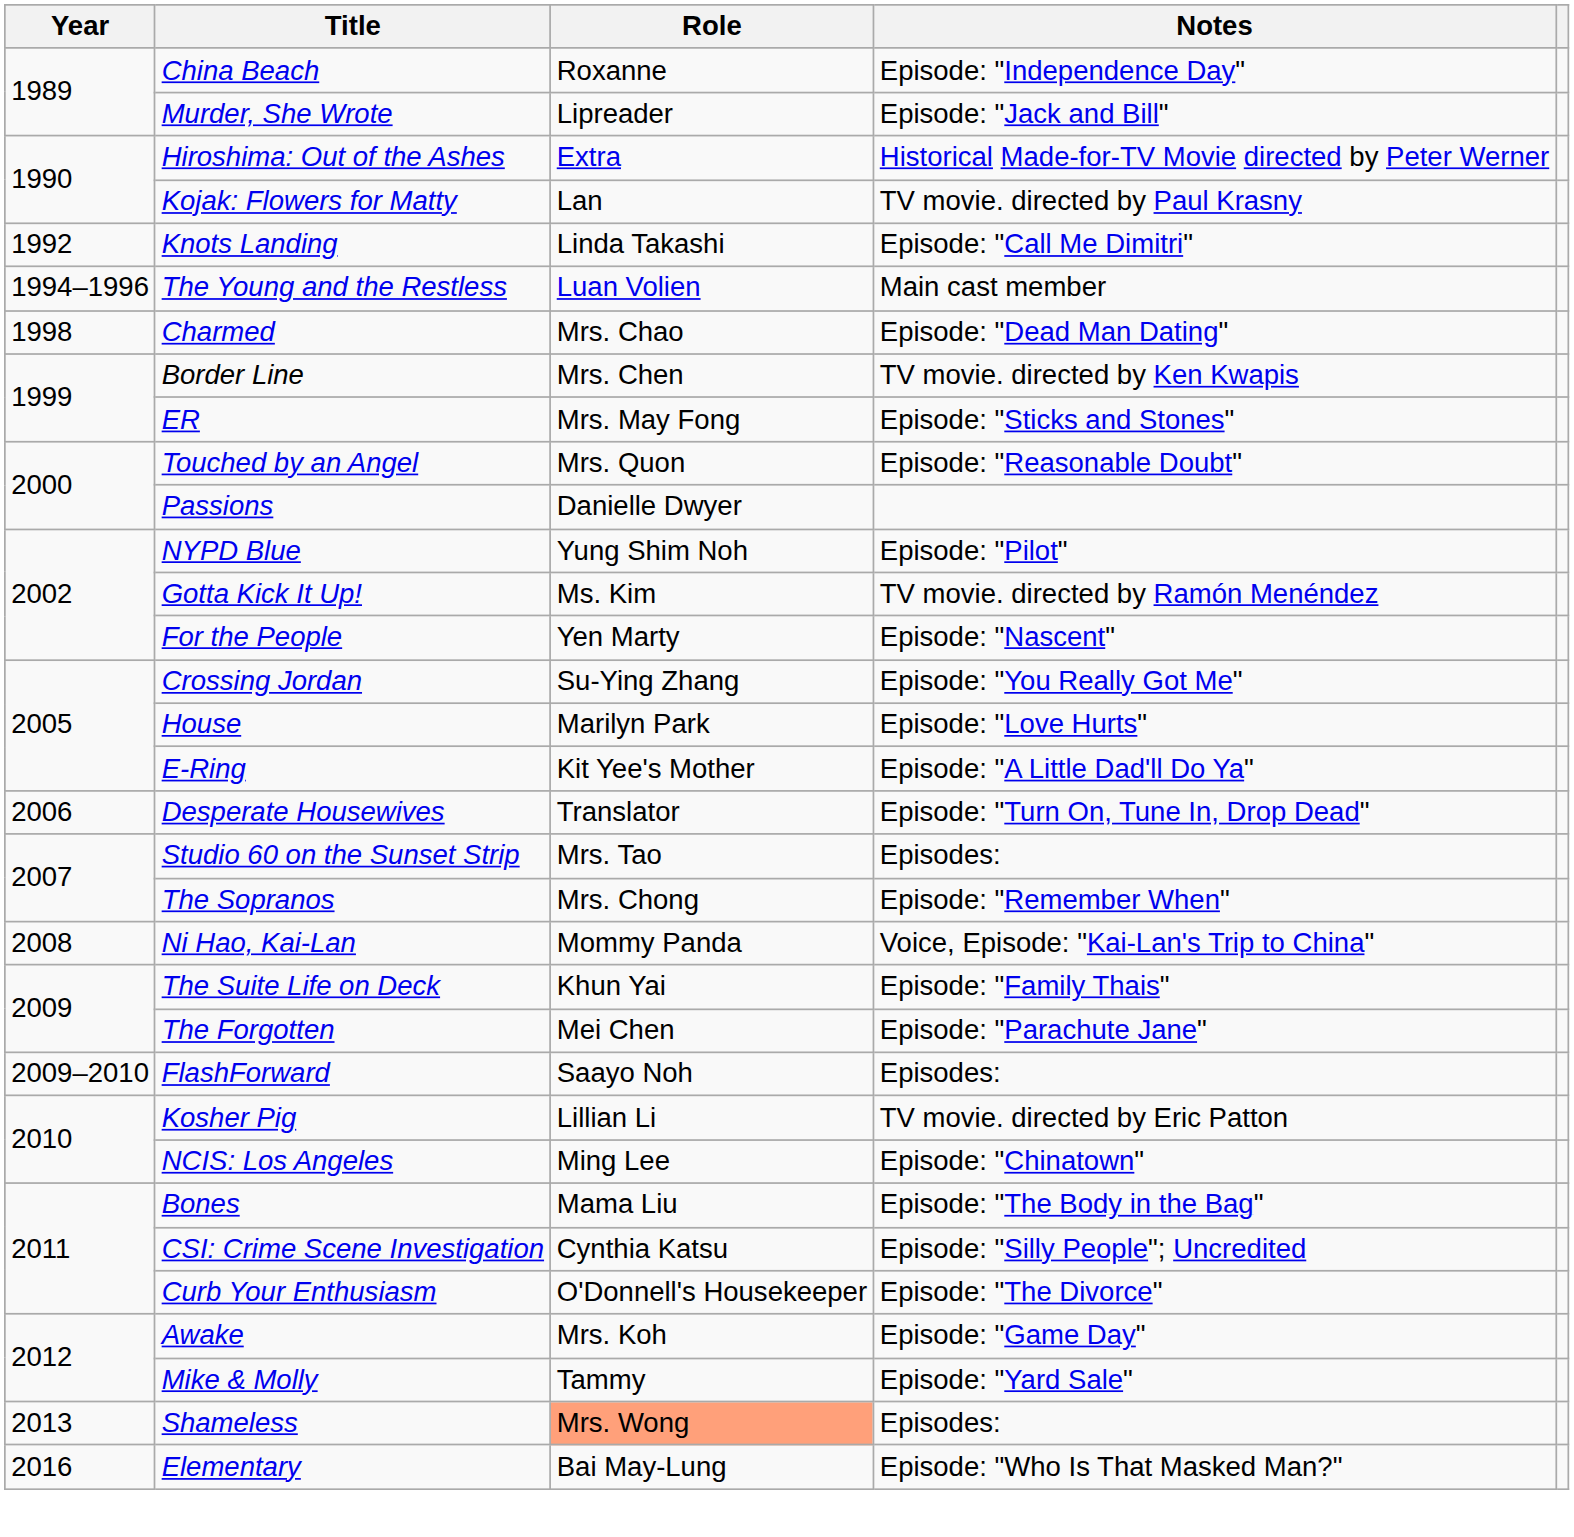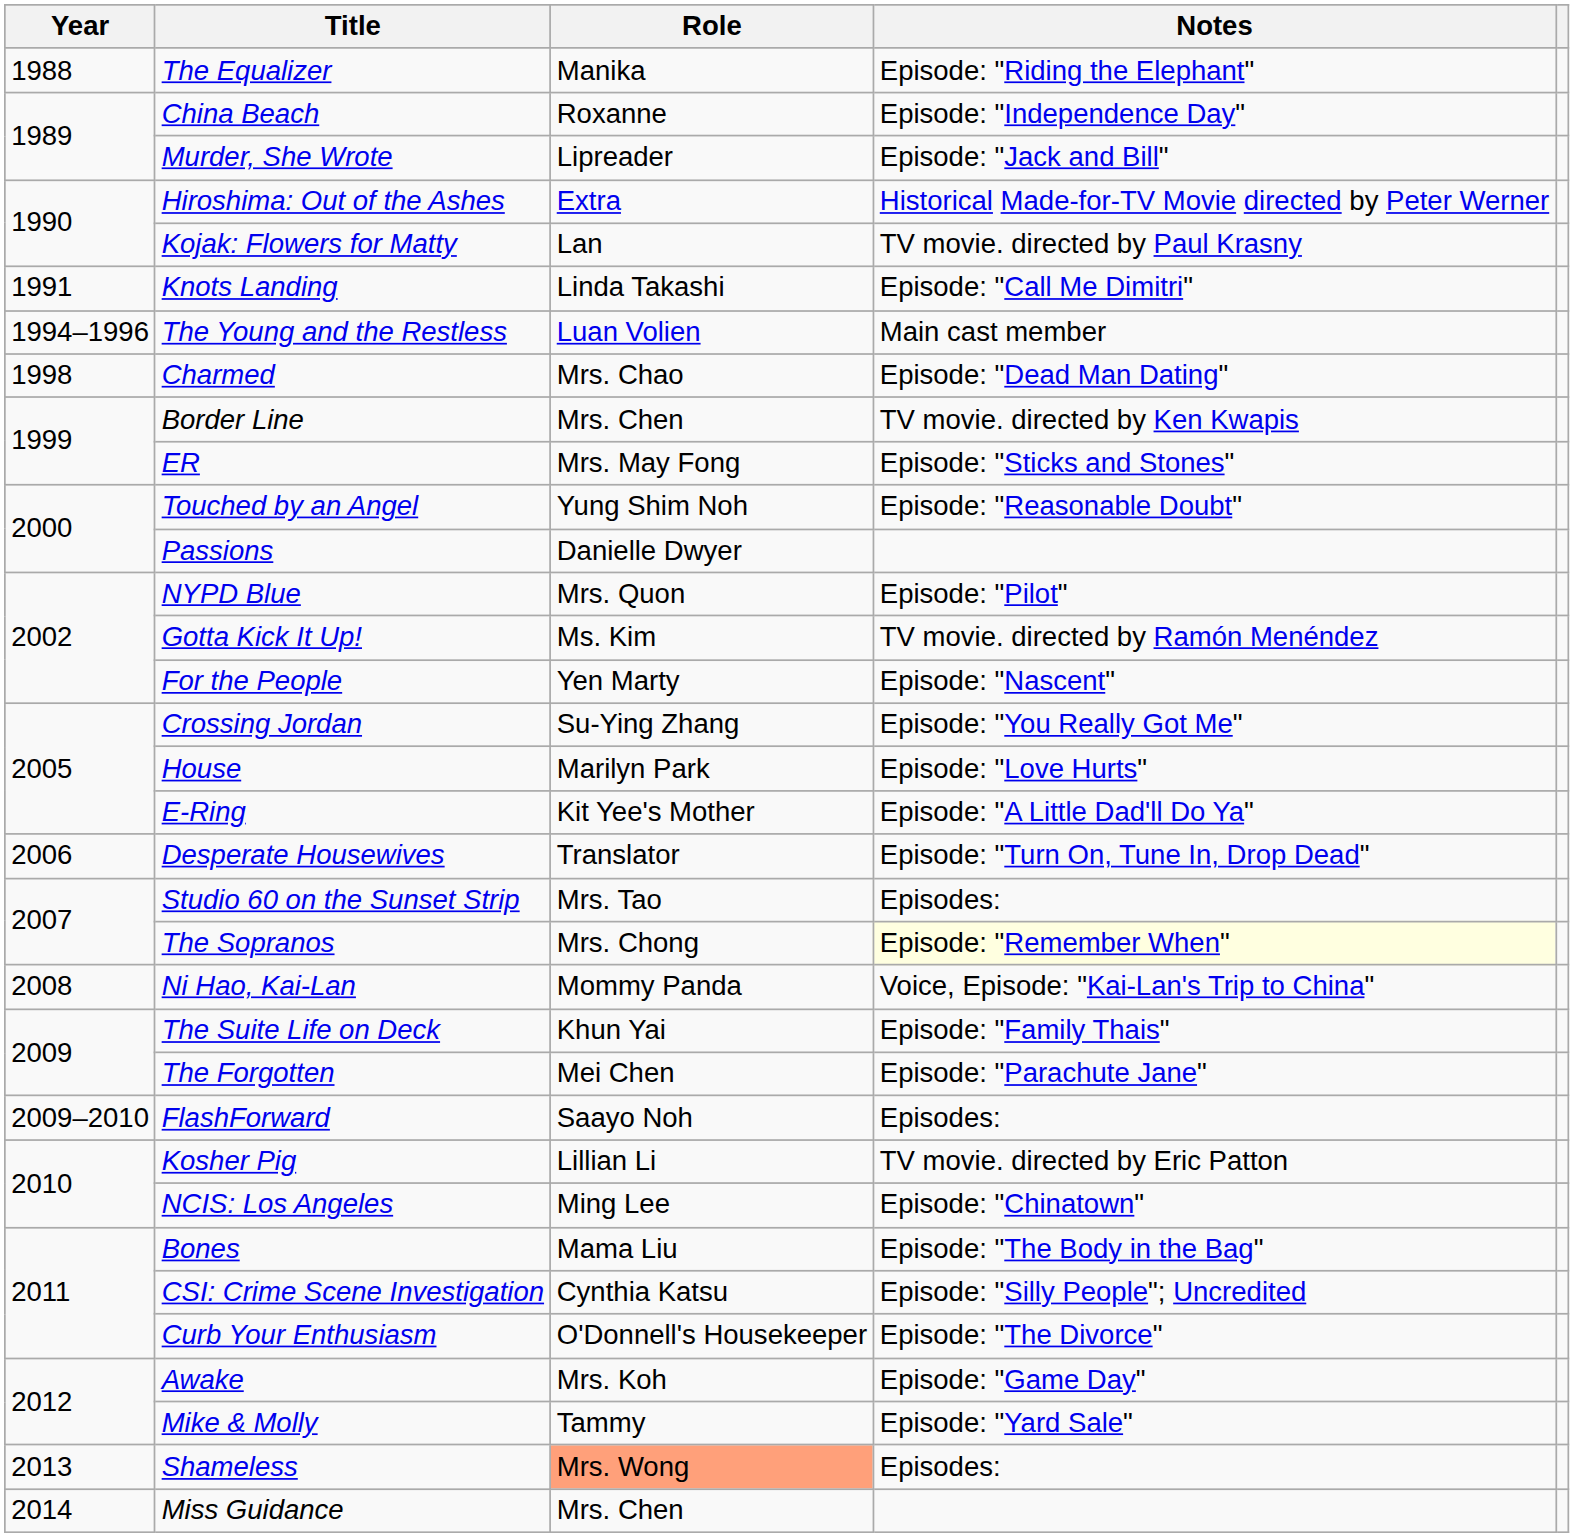+ row: (247, 69)
(42, 244) 1992 -> (42, 288) 1991
(621, 462) Mrs. Quon -> (652, 506) Yung Shim Noh
(652, 550) Yung Shim Noh -> (621, 593) Mrs. Quon
(1055, 899) no background -> (1055, 942) lightyellow background
+ row: (253, 1510)
- row: (231, 1466)
